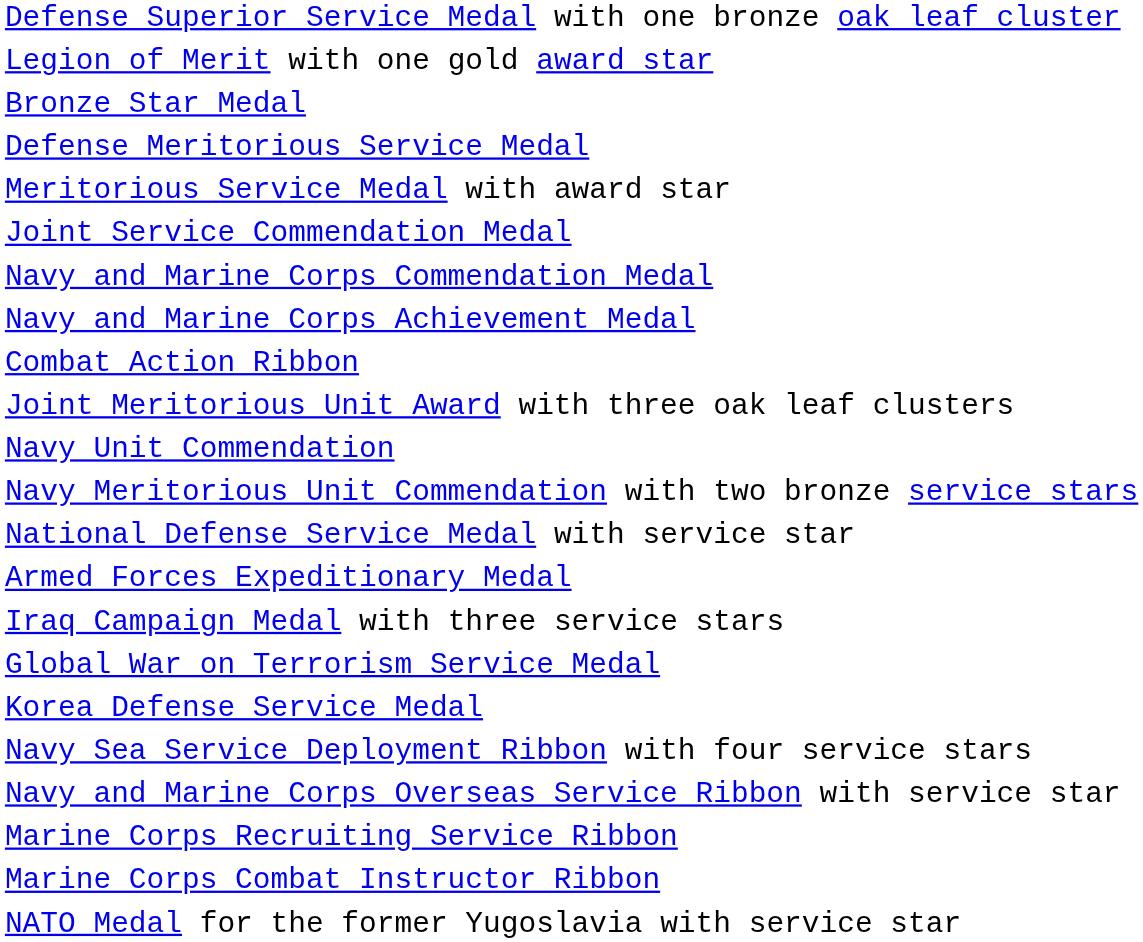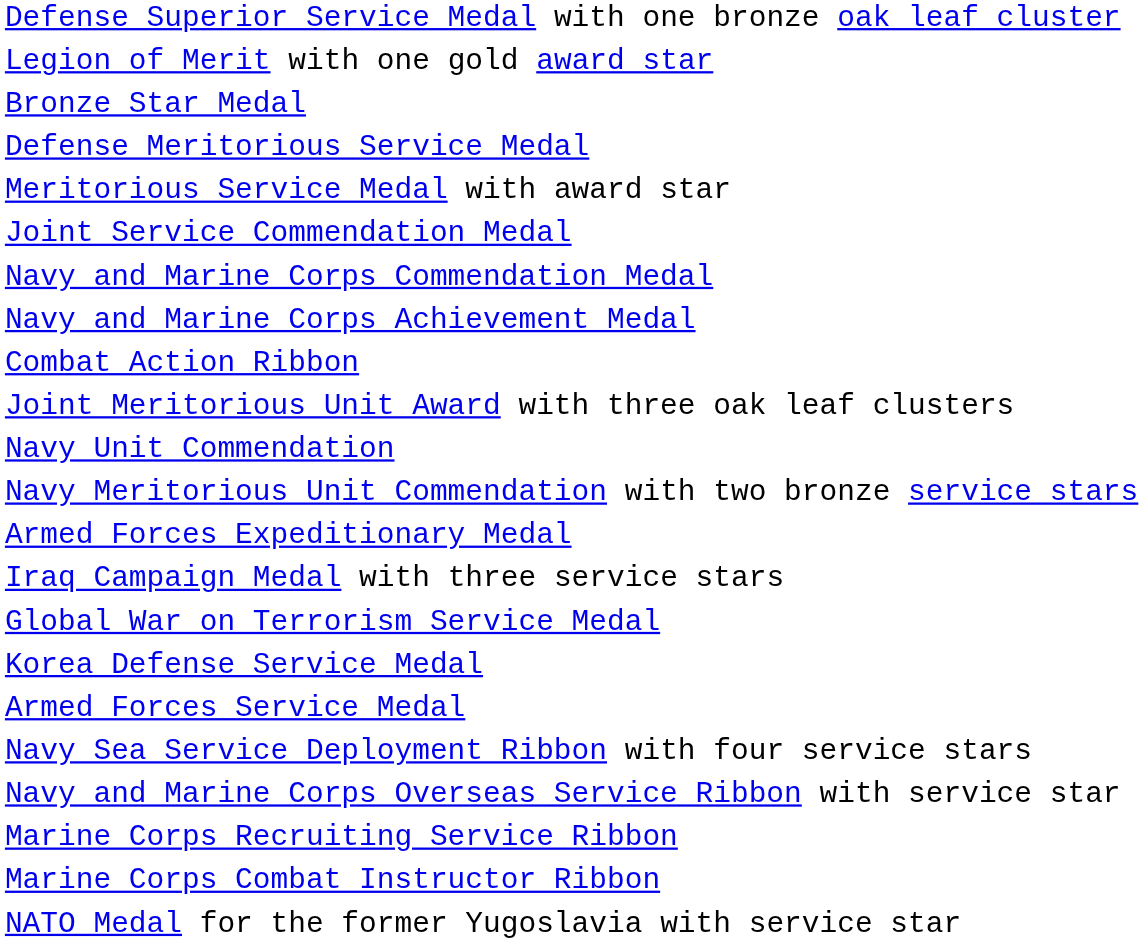- row: (430, 535)
+ row: (235, 708)
